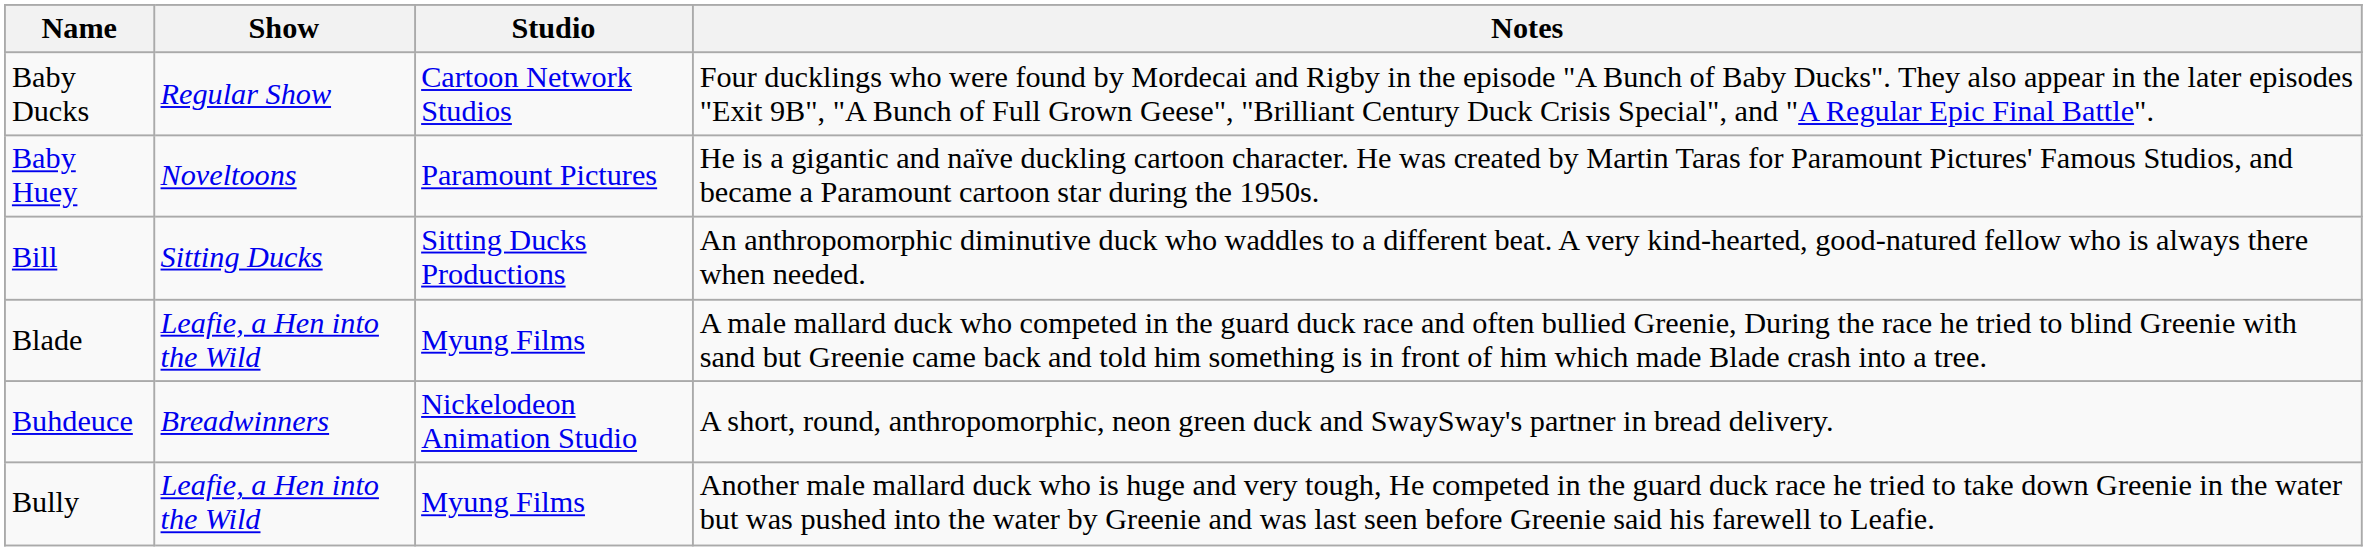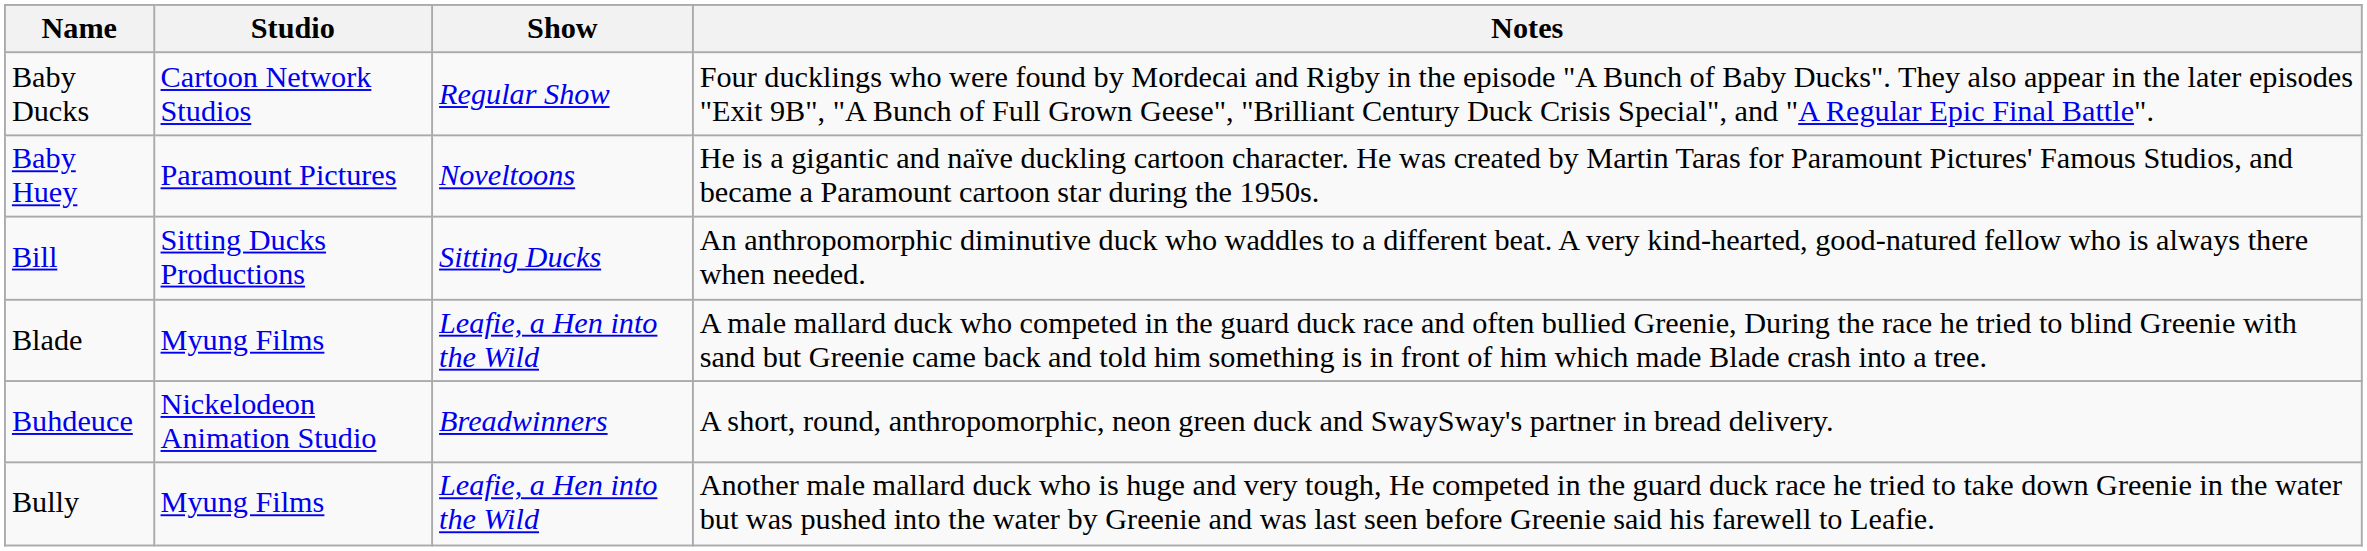columns swapped: (284, 28) <-> (553, 28)
